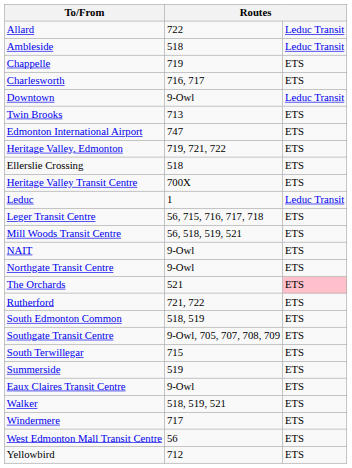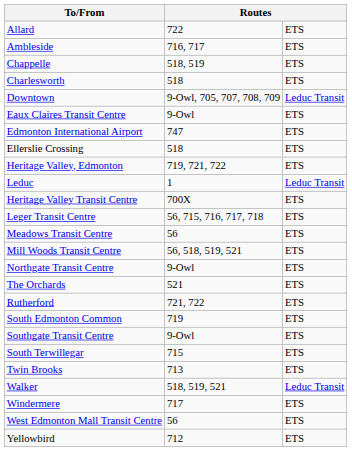(315, 30) Leduc Transit -> (295, 30) ETS
(175, 47) 518 -> (186, 47) 716, 717
(315, 47) Leduc Transit -> (295, 47) ETS
(175, 64) 719 -> (186, 64) 518, 519
(186, 81) 716, 717 -> (175, 81) 518
(181, 98) 9-Owl -> (223, 98) 9-Owl, 705, 707, 708, 709
rows swapped: (66, 387) <-> (35, 115)
rows swapped: (45, 166) <-> (65, 149)
rows swapped: (72, 183) <-> (20, 200)
+ row: (60, 234)
- row: (20, 251)
(295, 285) pink background -> (295, 285) no background
(186, 319) 518, 519 -> (175, 319) 719
(223, 336) 9-Owl, 705, 707, 708, 709 -> (181, 336) 9-Owl
- row: (34, 370)
(295, 404) ETS -> (315, 387) Leduc Transit
